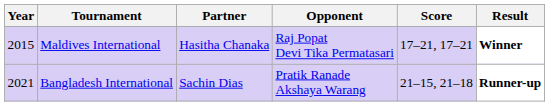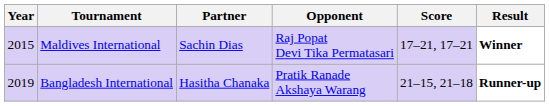(224, 45) Hasitha Chanaka -> (211, 45) Sachin Dias
(21, 82) 2021 -> (21, 82) 2019
(211, 82) Sachin Dias -> (224, 82) Hasitha Chanaka
